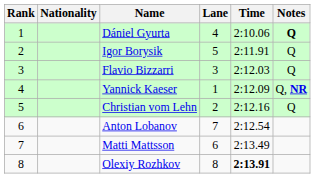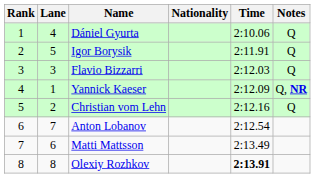columns swapped: (215, 13) <-> (68, 13)
(291, 32) bold -> (291, 32) normal
